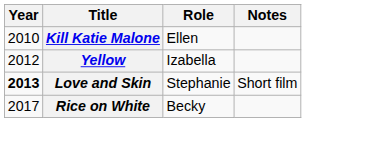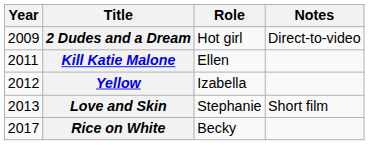+ row: (118, 38)
(24, 38) 2010 -> (23, 60) 2011
(24, 83) bold -> (24, 106) normal
